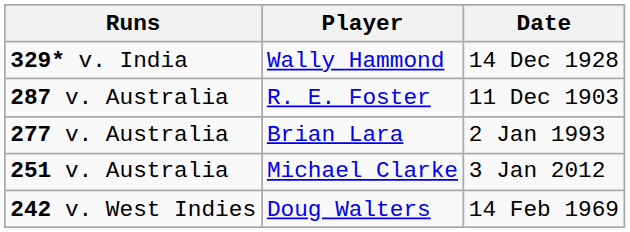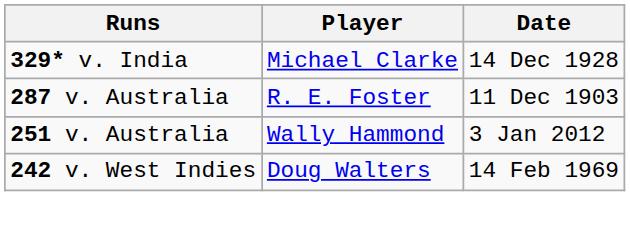(356, 60) Wally Hammond -> (362, 60) Michael Clarke
- row: (120, 135)
(362, 172) Michael Clarke -> (356, 135) Wally Hammond
